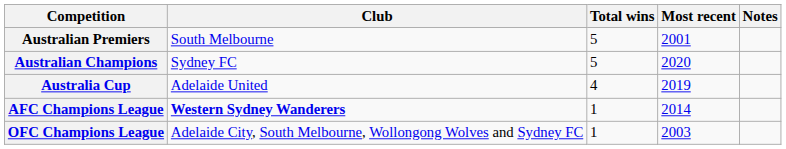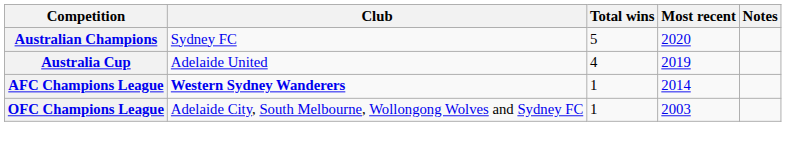- row: (86, 39)
